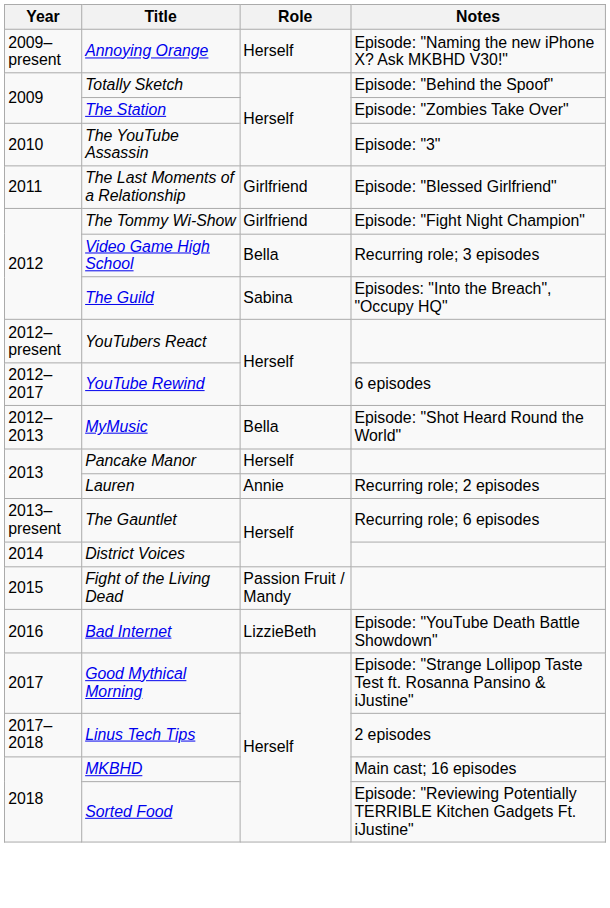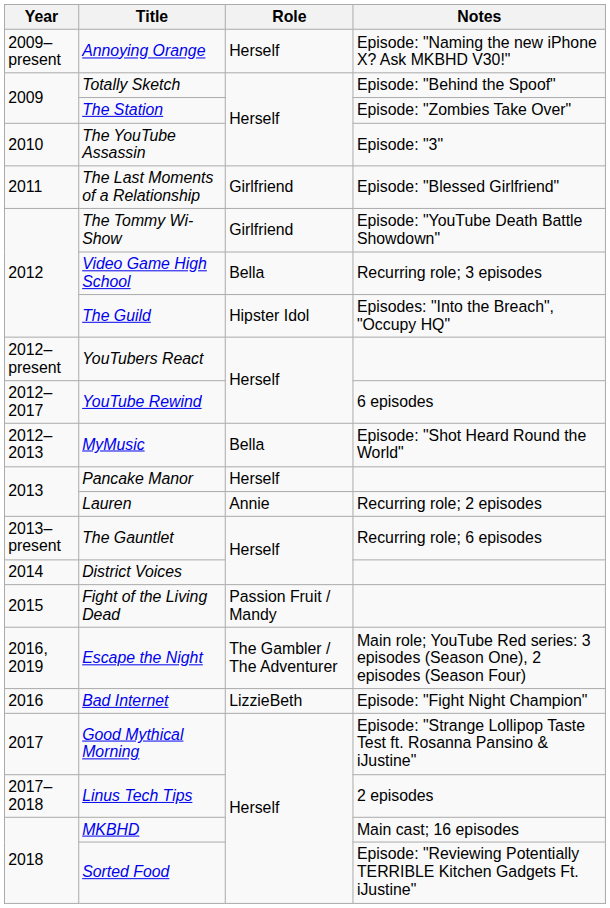(470, 221) Episode: "Fight Night Champion" -> (470, 230) Episode: "YouTube Death Battle Showdown"
(268, 298) Sabina -> (269, 316) Hipster Idol
+ row: (142, 657)
(467, 631) Episode: "YouTube Death Battle Showdown" -> (472, 700) Episode: "Fight Night Champion"
